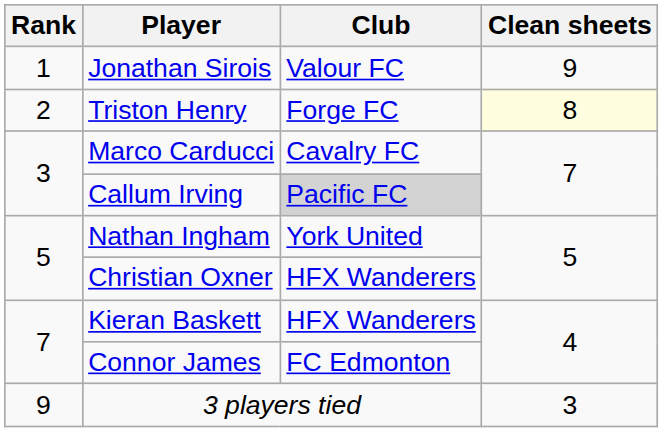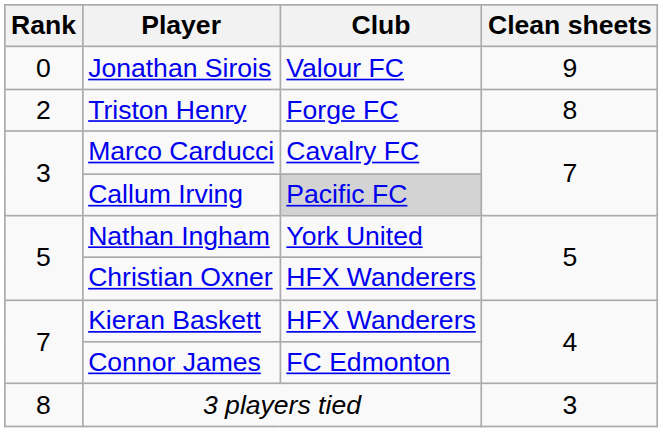(43, 67) 1 -> (43, 67) 0
(570, 109) lightyellow background -> (570, 109) no background
(43, 404) 9 -> (43, 404) 8
